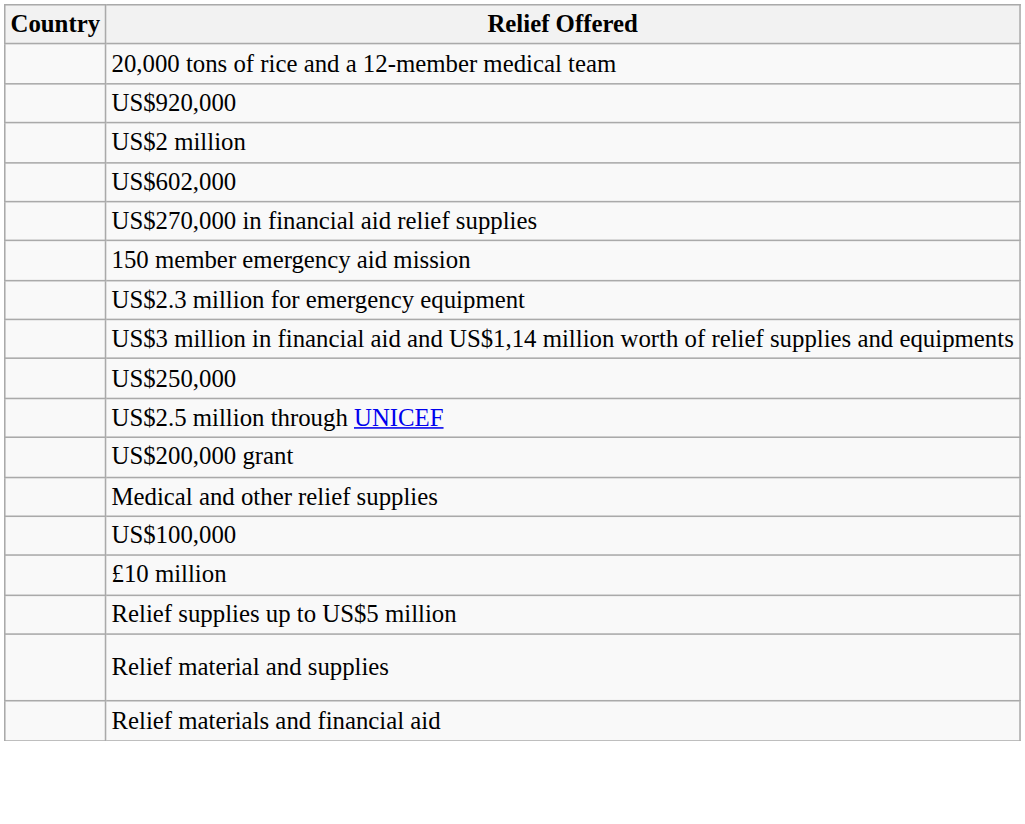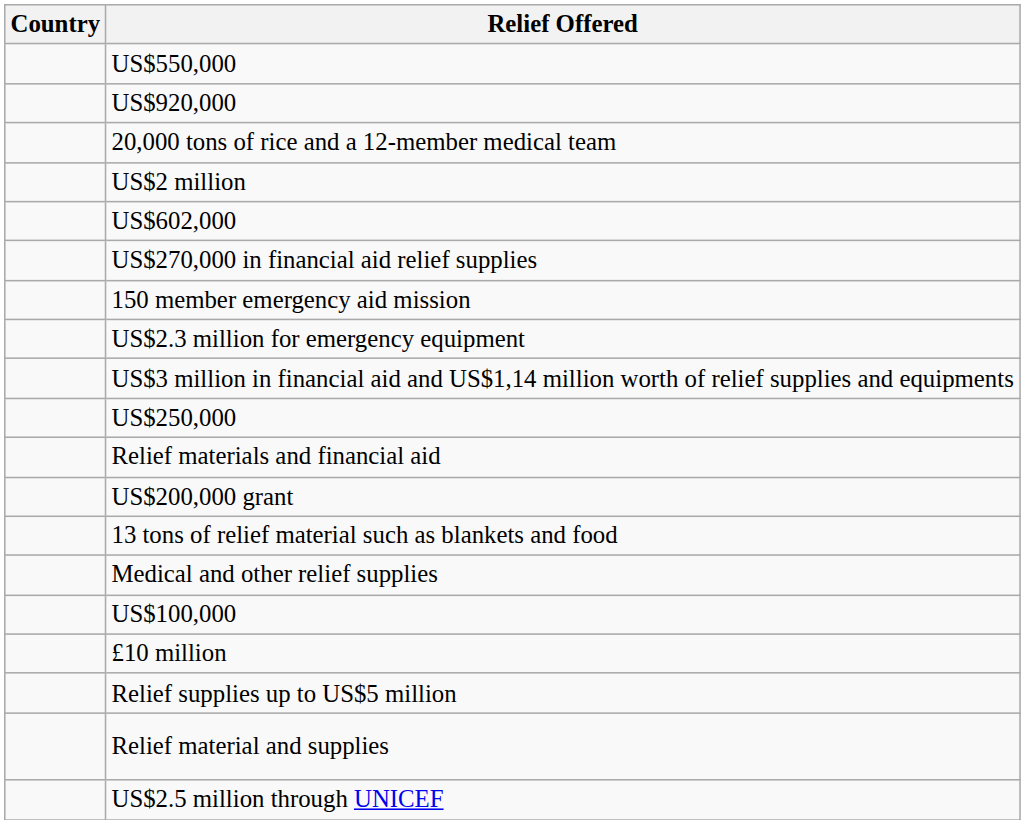+ row: (174, 63)
rows swapped: (364, 63) <-> (174, 102)
rows swapped: (278, 417) <-> (276, 720)
+ row: (365, 535)
